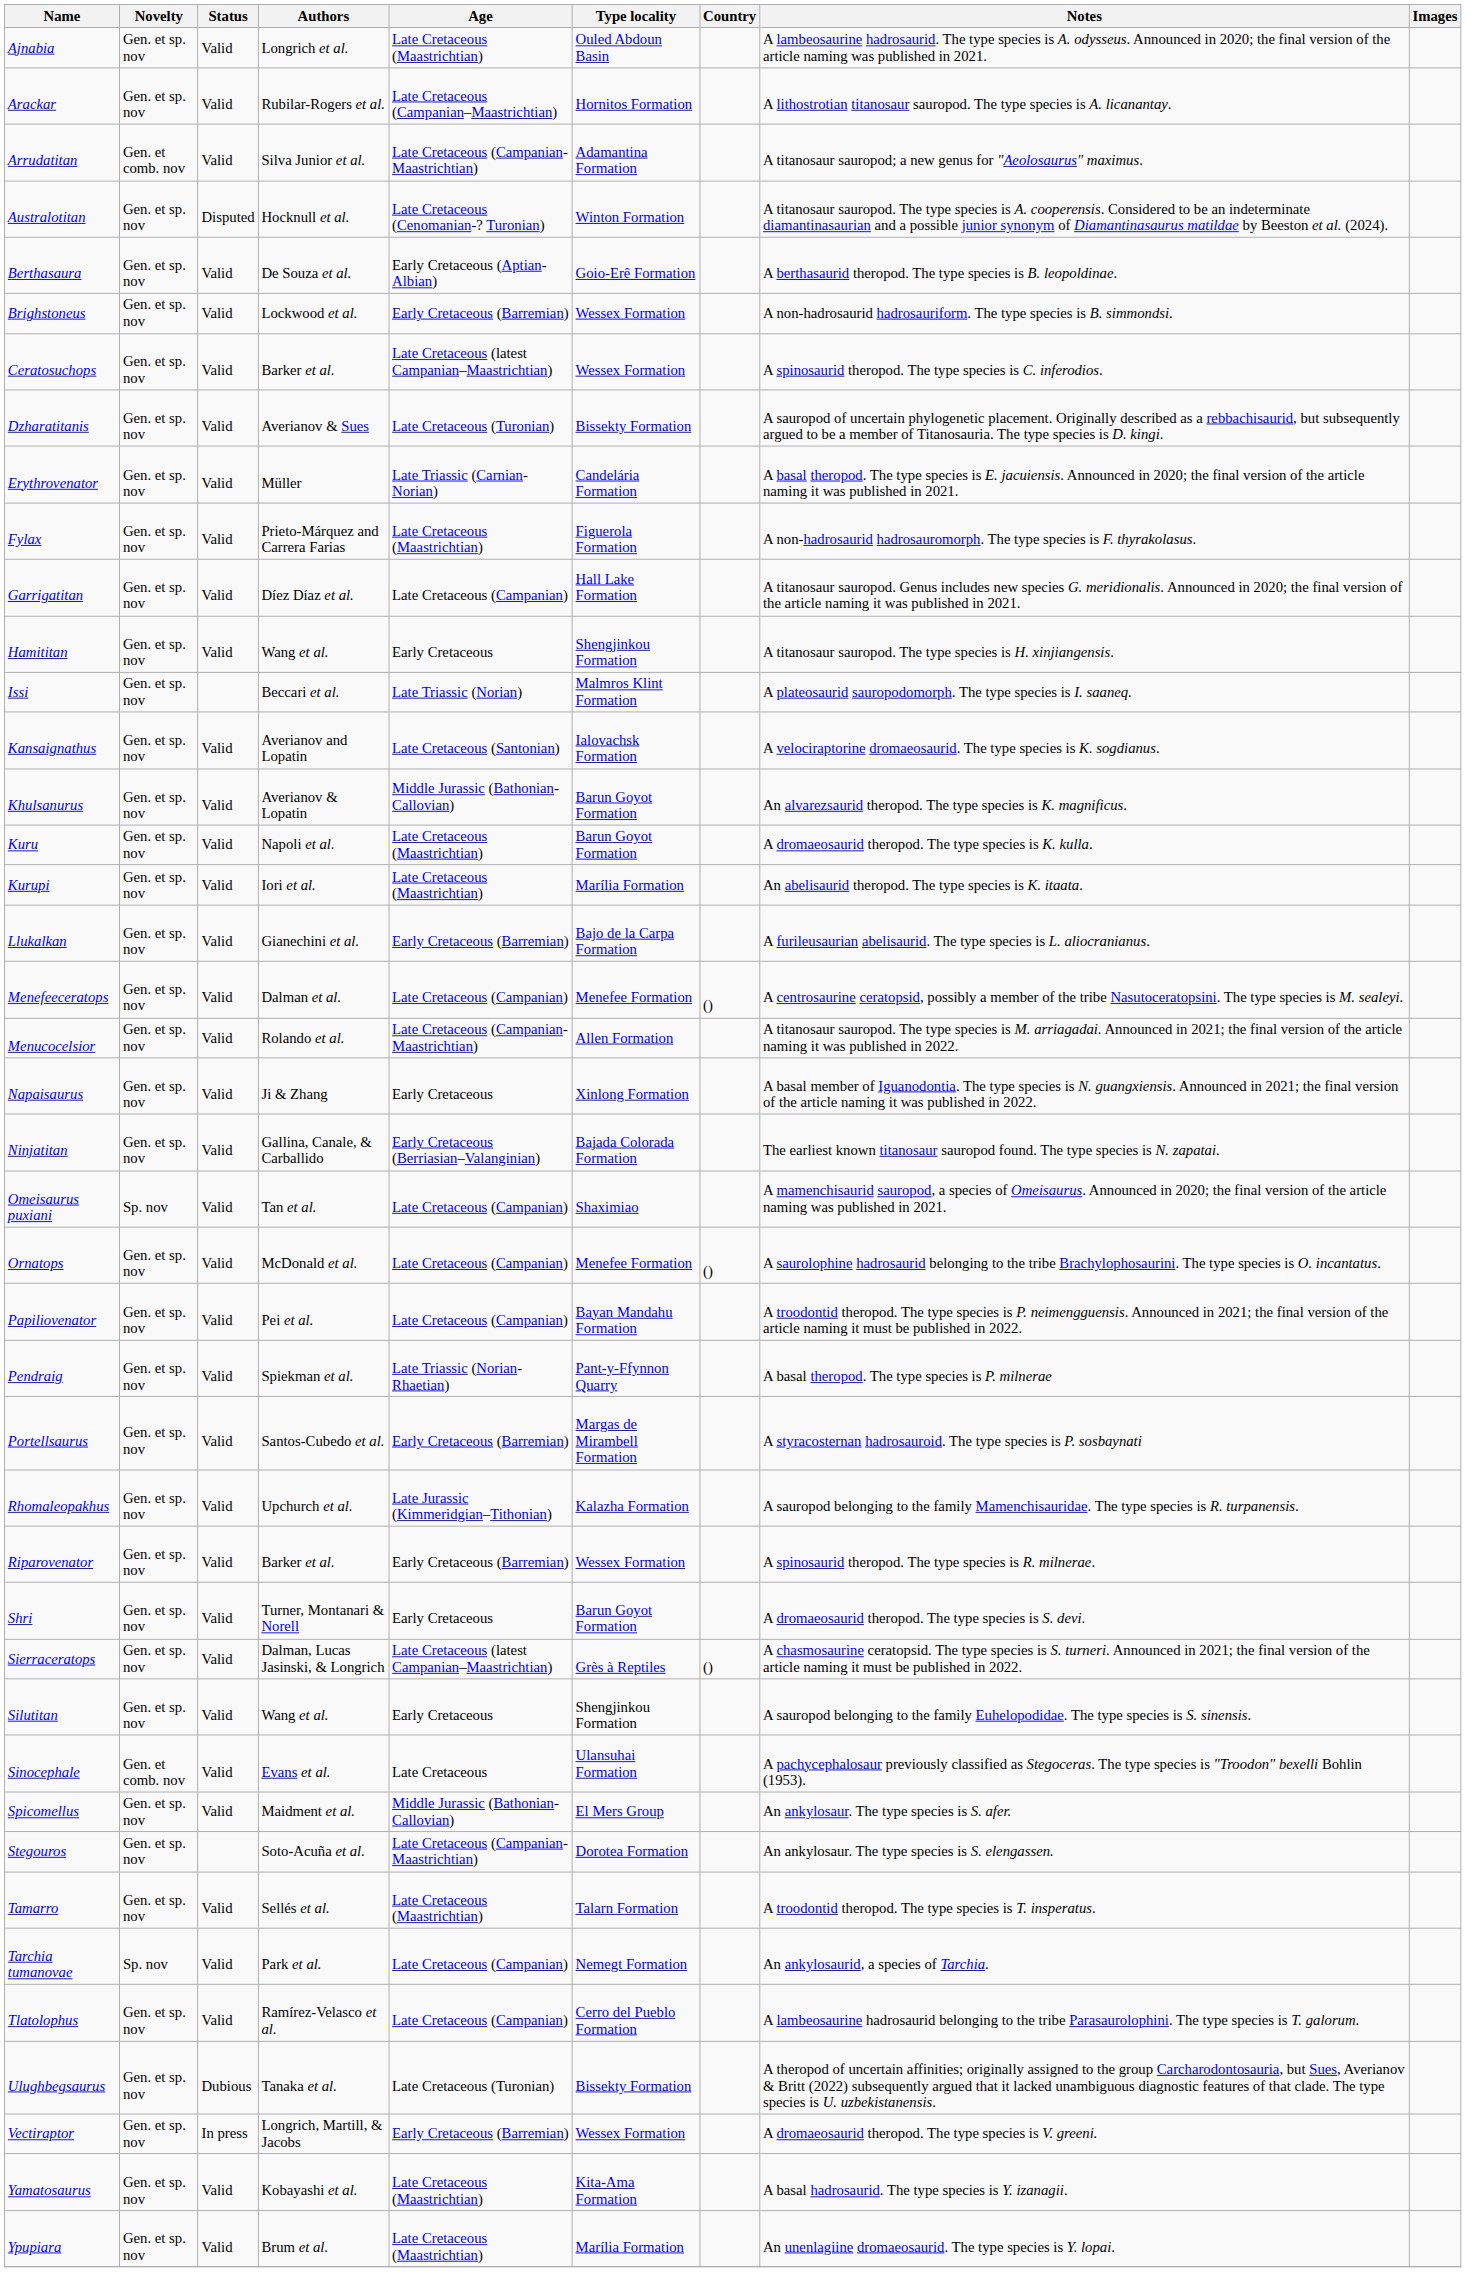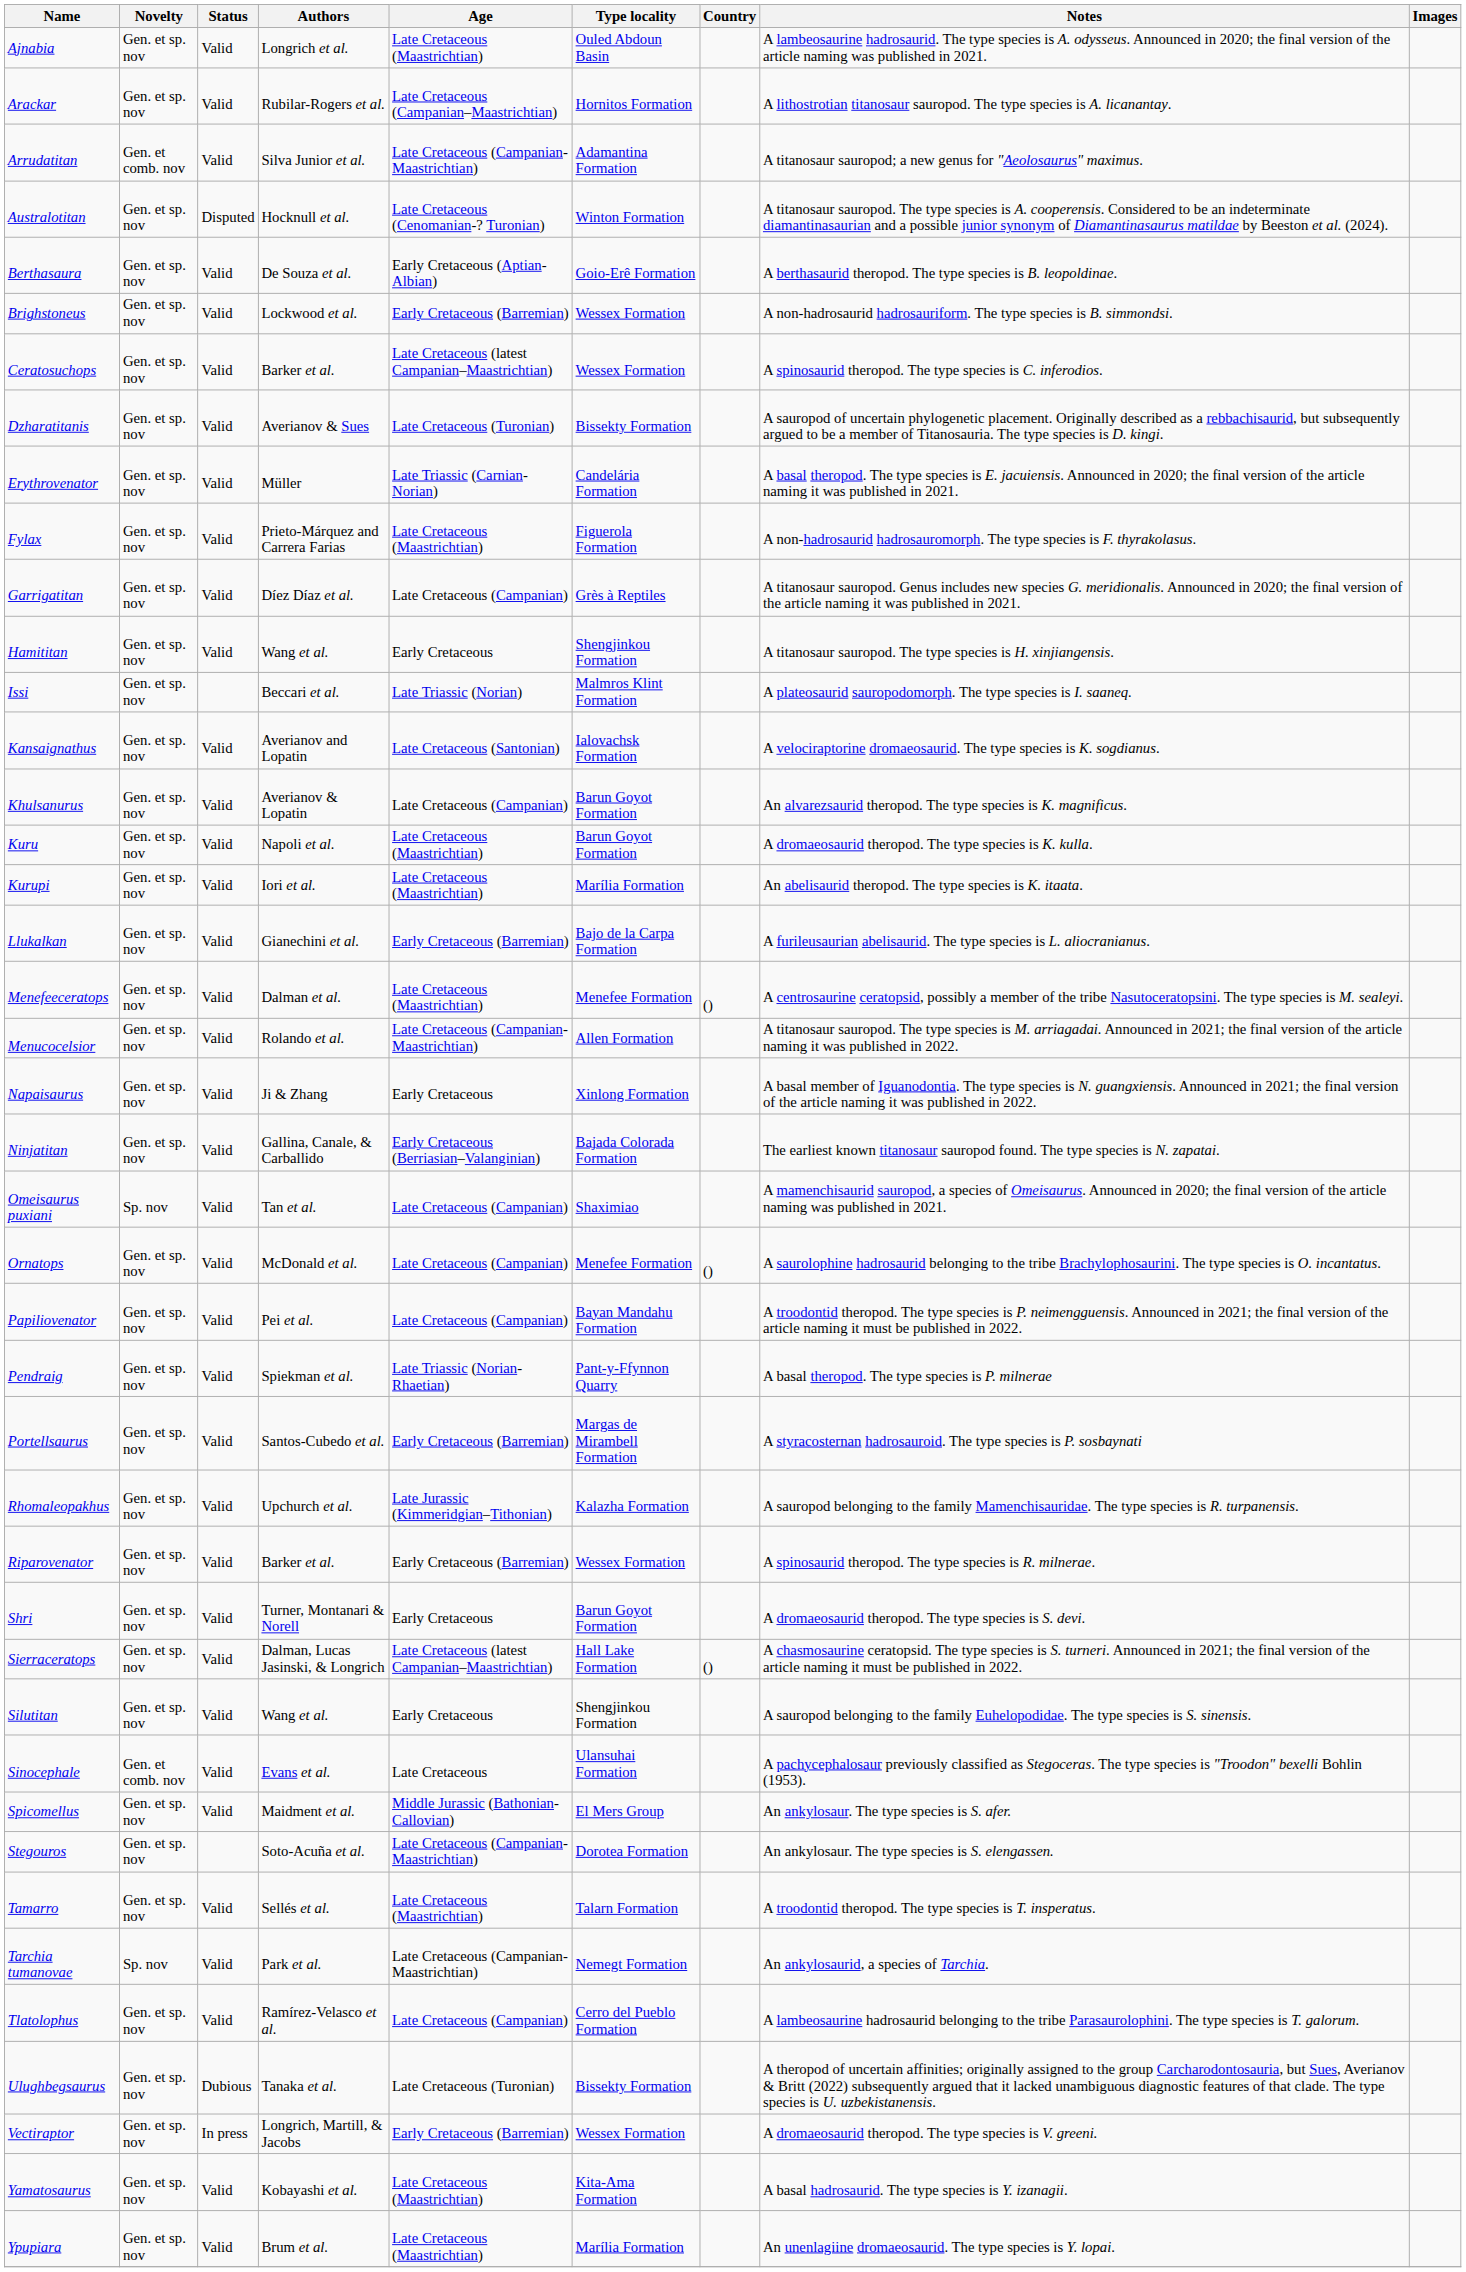(606, 587) Hall Lake Formation -> (621, 595) Grès à Reptiles
(475, 796) Middle Jurassic (Bathonian-Callovian) -> (480, 805) Late Cretaceous (Campanian)
(480, 997) Late Cretaceous (Campanian) -> (440, 997) Late Cretaceous (Maastrichtian)
(621, 1667) Grès à Reptiles -> (606, 1658) Hall Lake Formation
(480, 1964) Late Cretaceous (Campanian) -> (480, 1964) Late Cretaceous (Campanian-Maastrichtian)
